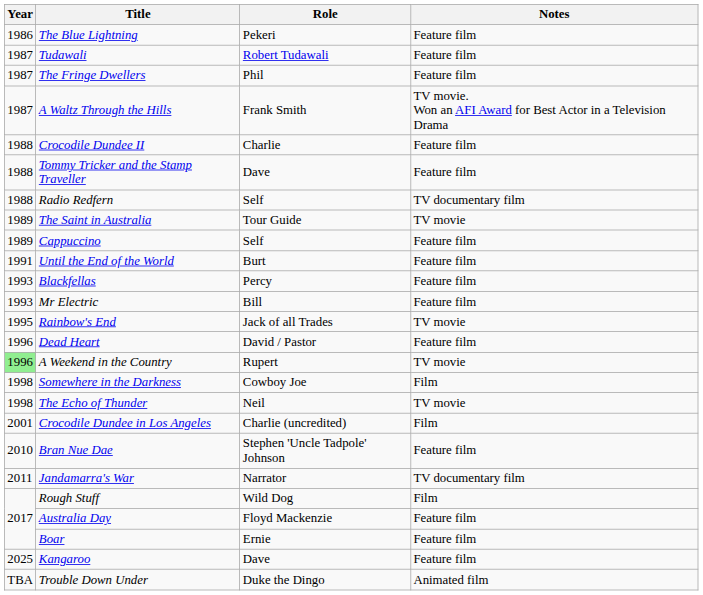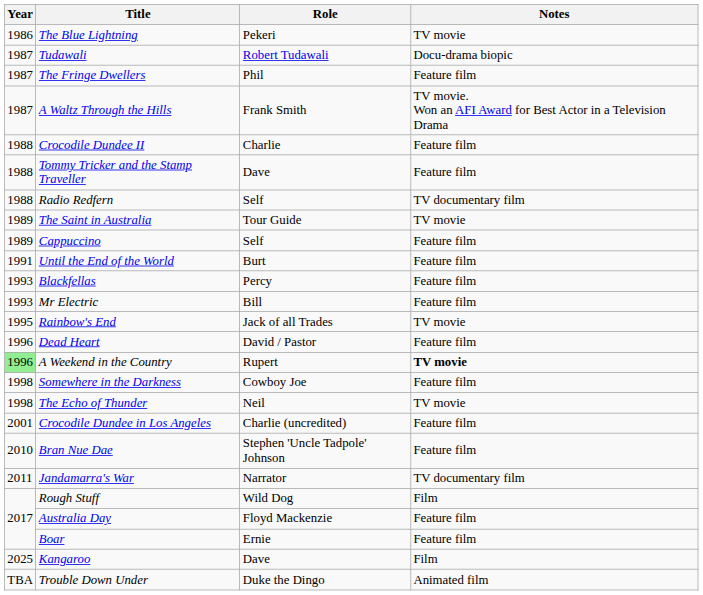(445, 34) Feature film -> (439, 34) TV movie
(445, 55) Feature film -> (463, 55) Docu-drama biopic
(439, 362) normal -> (440, 362) bold
(426, 382) Film -> (445, 382) Feature film
(426, 423) Film -> (445, 423) Feature film
(445, 559) Feature film -> (426, 559) Film
